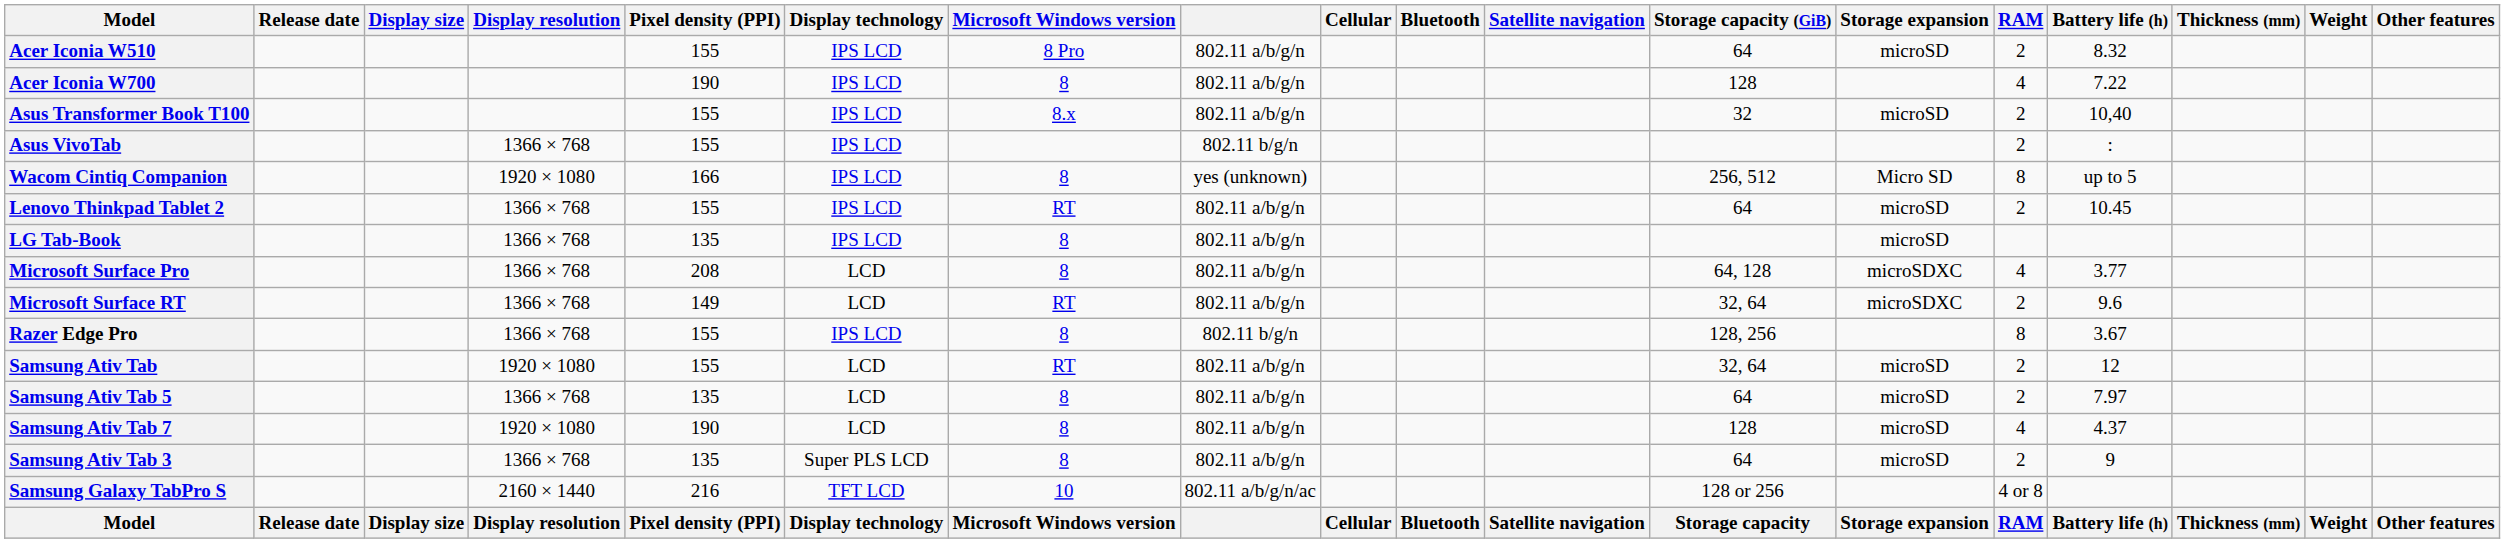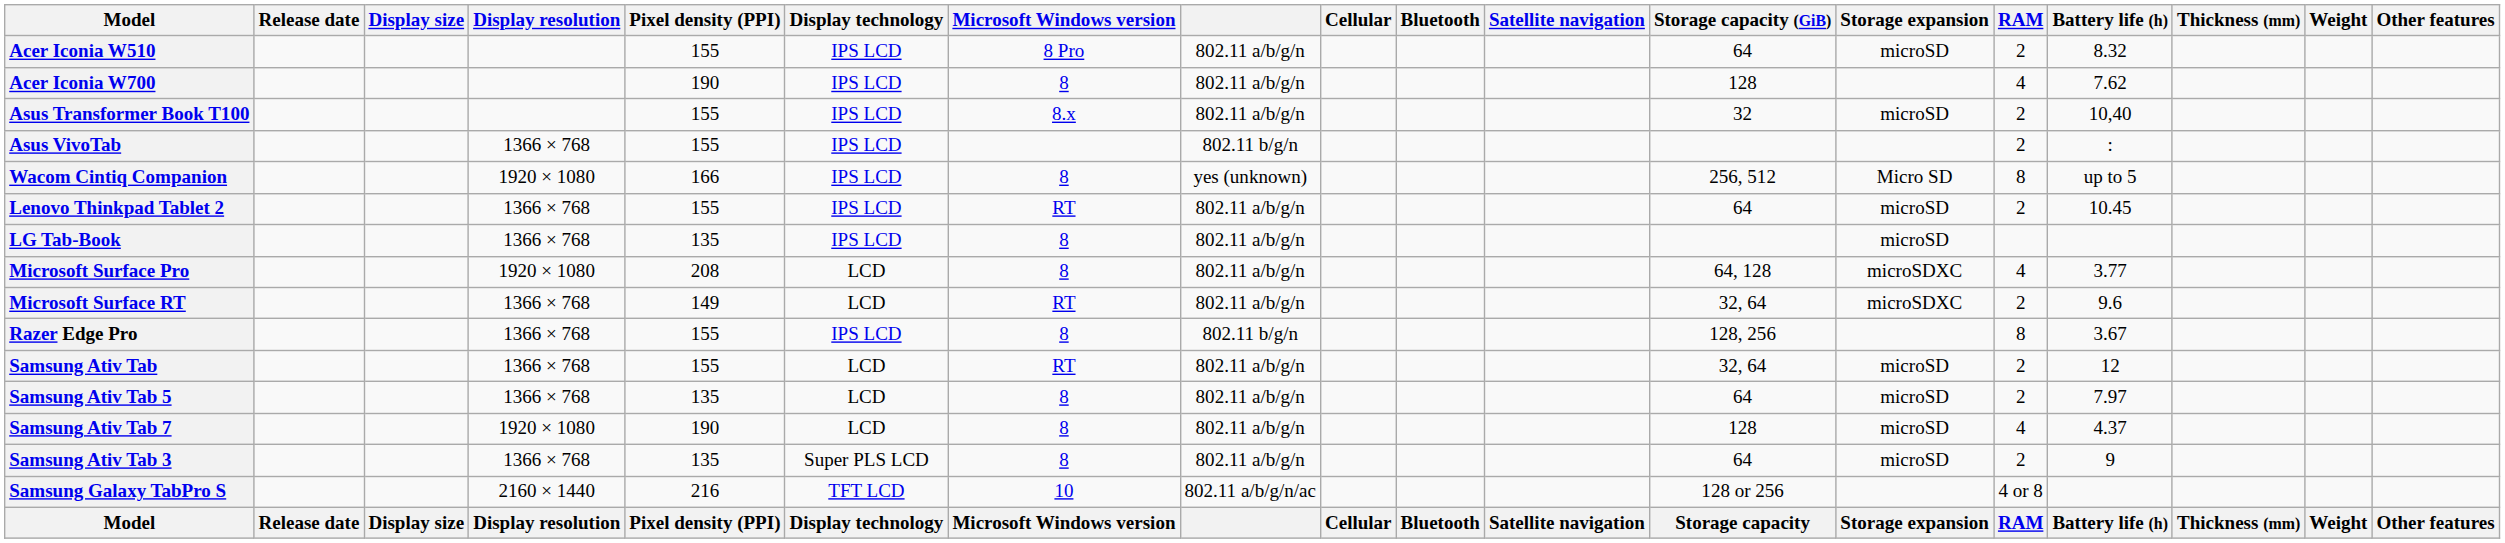(2110, 82) 7.22 -> (2110, 82) 7.62
(547, 271) 1366 × 768 -> (547, 271) 1920 × 1080
(547, 365) 1920 × 1080 -> (547, 365) 1366 × 768
